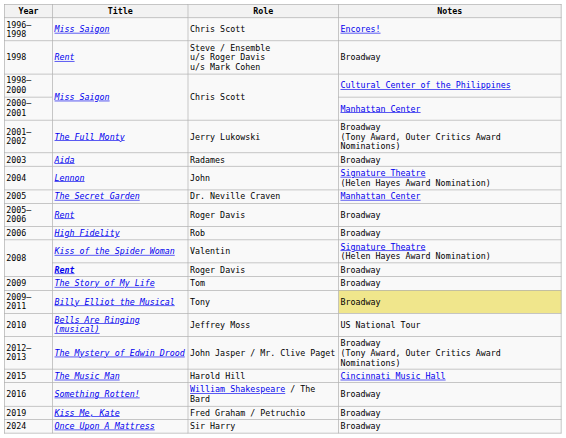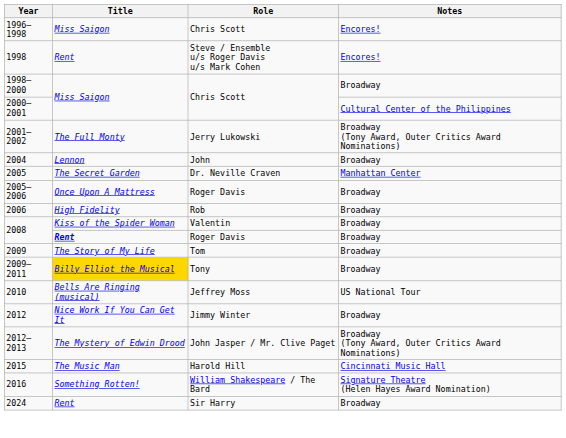(360, 57) Broadway -> (360, 57) Encores!
(426, 85) Cultural Center of the Philippines -> (360, 85) Broadway
(381, 109) Manhattan Center -> (426, 109) Cultural Center of the Philippines
- row: (16, 160)
(416, 178) Signature Theatre (Helen Hayes Award Nomination) -> (360, 160) Broadway
(65, 215) Rent -> (105, 192) Once Upon A Mattress
(416, 251) Signature Theatre (Helen Hayes Award Nomination) -> (360, 223) Broadway
(115, 302) no background -> (115, 269) gold background
(360, 302) khaki background -> (360, 269) no background
+ row: (16, 315)
(360, 394) Broadway -> (416, 385) Signature Theatre (Helen Hayes Award Nomination)
- row: (16, 413)
(105, 426) Once Upon A Mattress -> (65, 403) Rent
